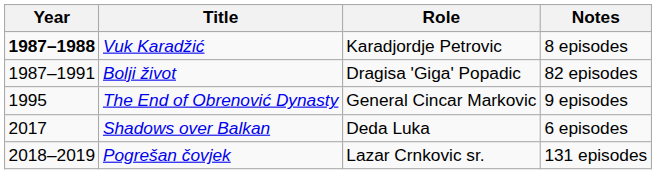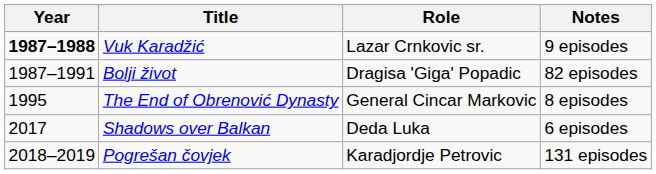(424, 45) Karadjordje Petrovic -> (415, 45) Lazar Crnkovic sr.
(586, 45) 8 episodes -> (586, 45) 9 episodes
(586, 100) 9 episodes -> (586, 100) 8 episodes
(415, 155) Lazar Crnkovic sr. -> (424, 155) Karadjordje Petrovic
